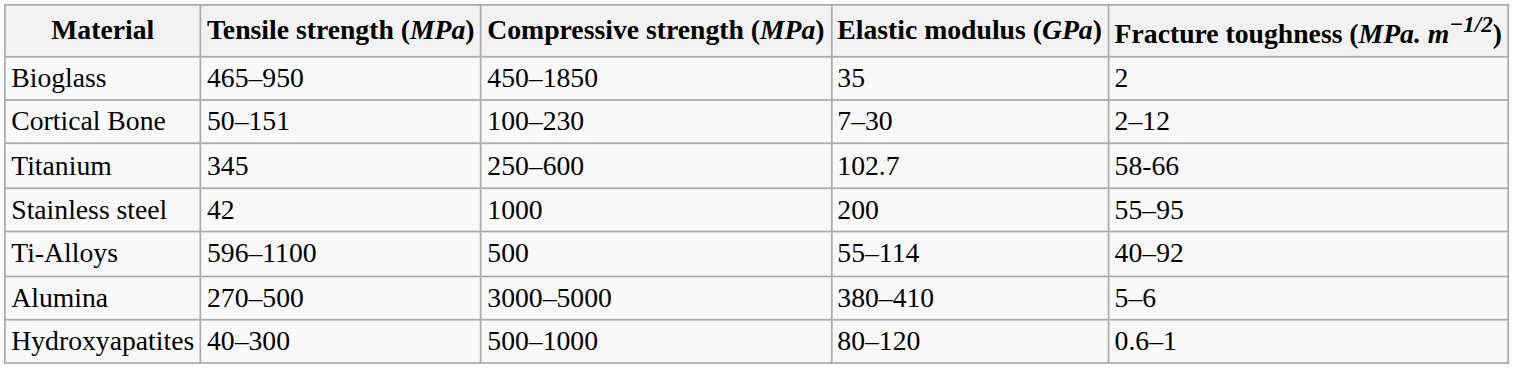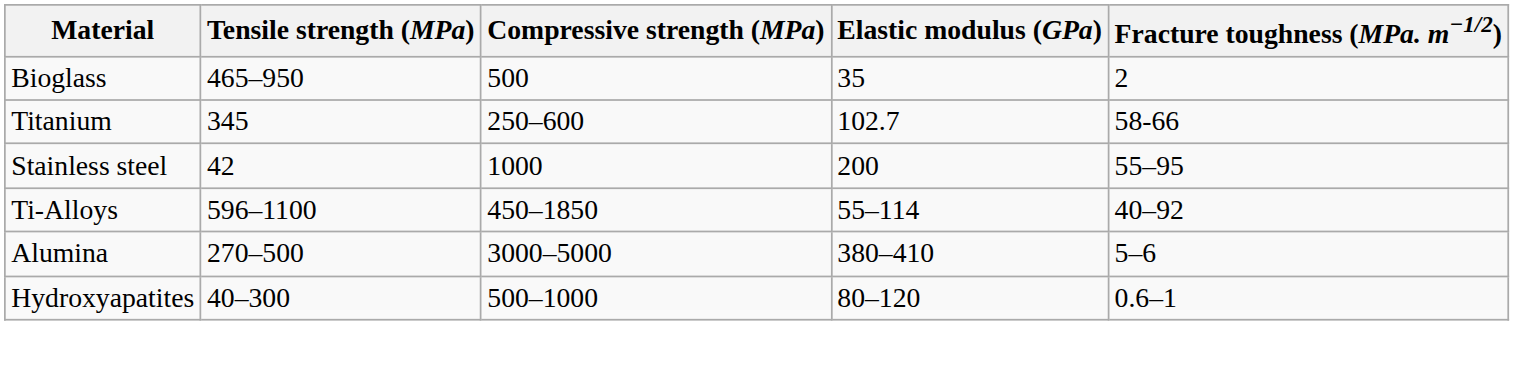(543, 77) 450–1850 -> (508, 77) 500
- row: (88, 121)
(508, 253) 500 -> (543, 209) 450–1850
